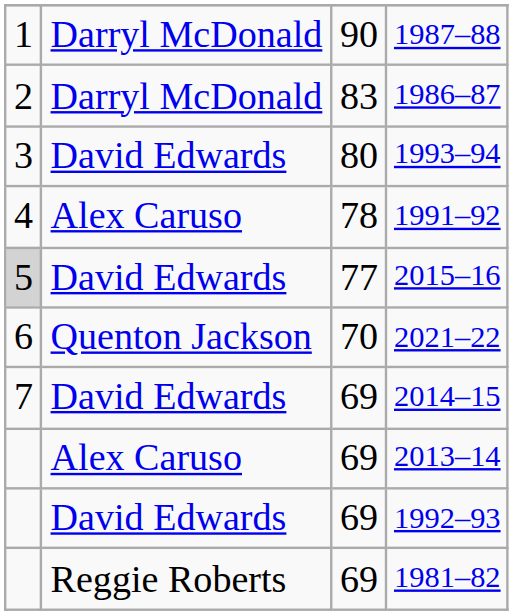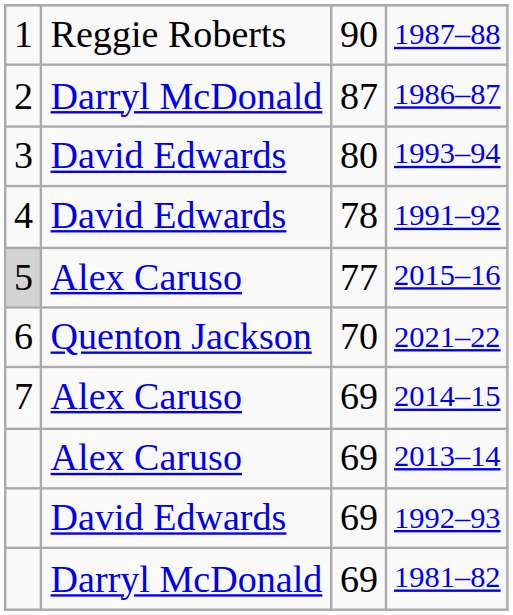(186, 34) Darryl McDonald -> (168, 34) Reggie Roberts
(359, 95) 83 -> (359, 95) 87
(146, 215) Alex Caruso -> (168, 215) David Edwards
(168, 276) David Edwards -> (146, 276) Alex Caruso
(168, 397) David Edwards -> (146, 397) Alex Caruso
(168, 578) Reggie Roberts -> (186, 578) Darryl McDonald
